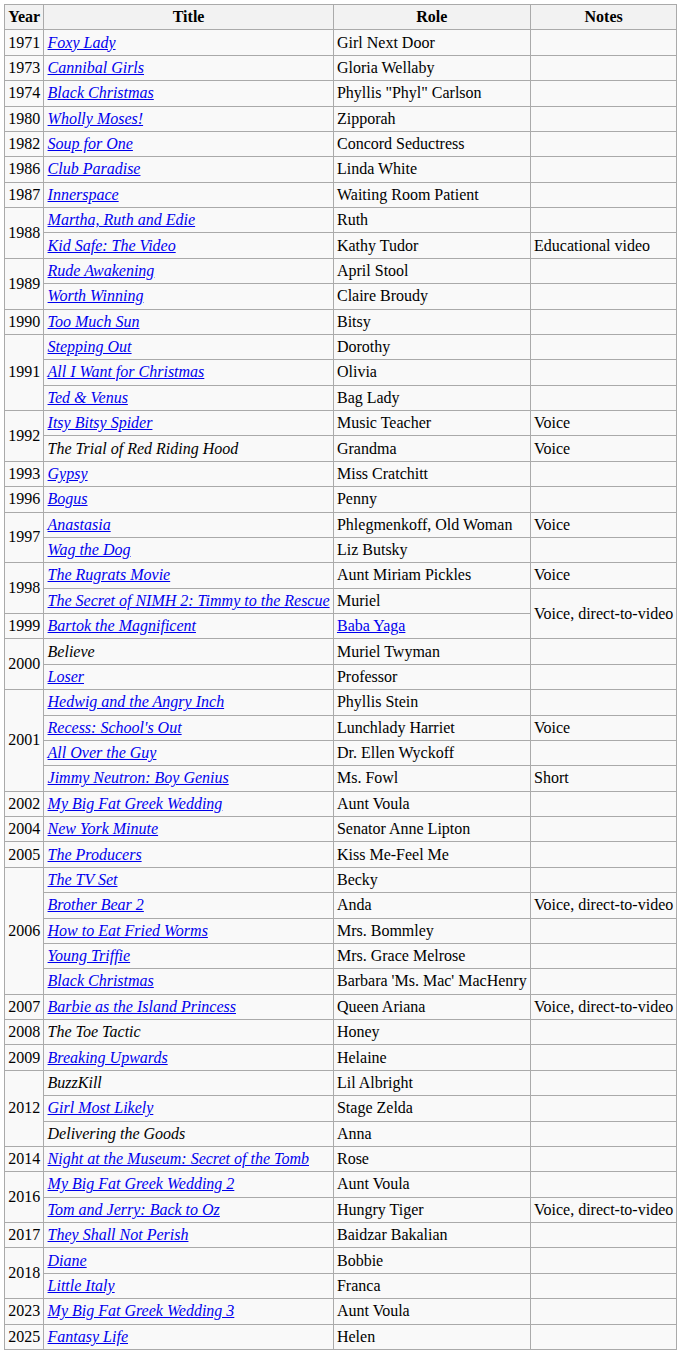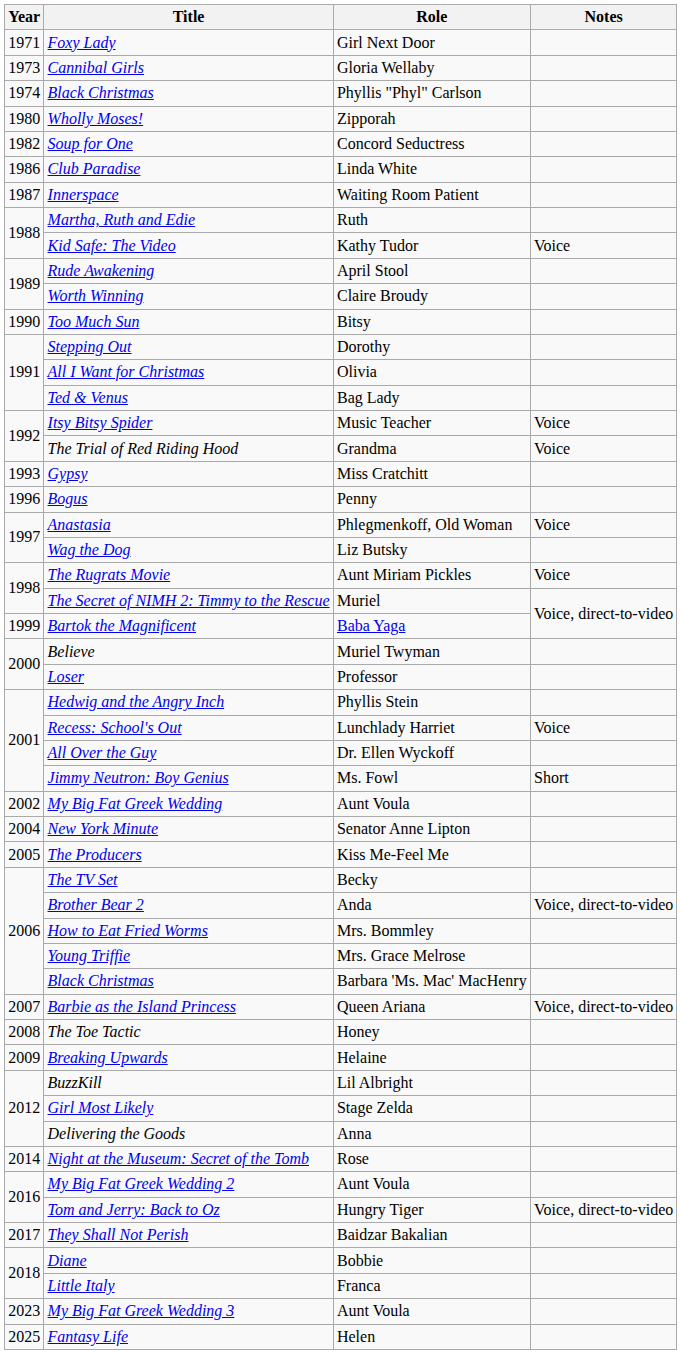(592, 245) Educational video -> (552, 245) Voice
